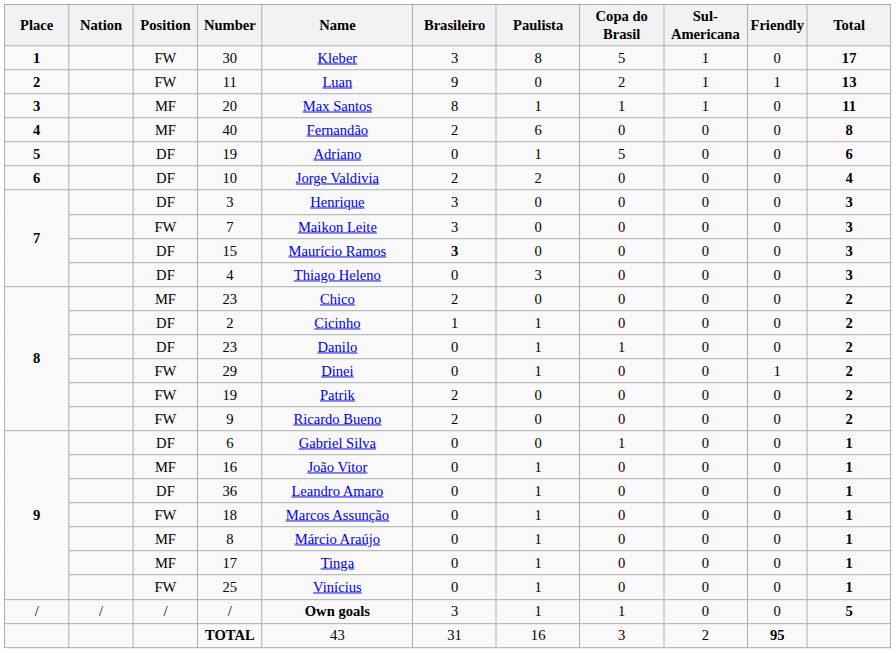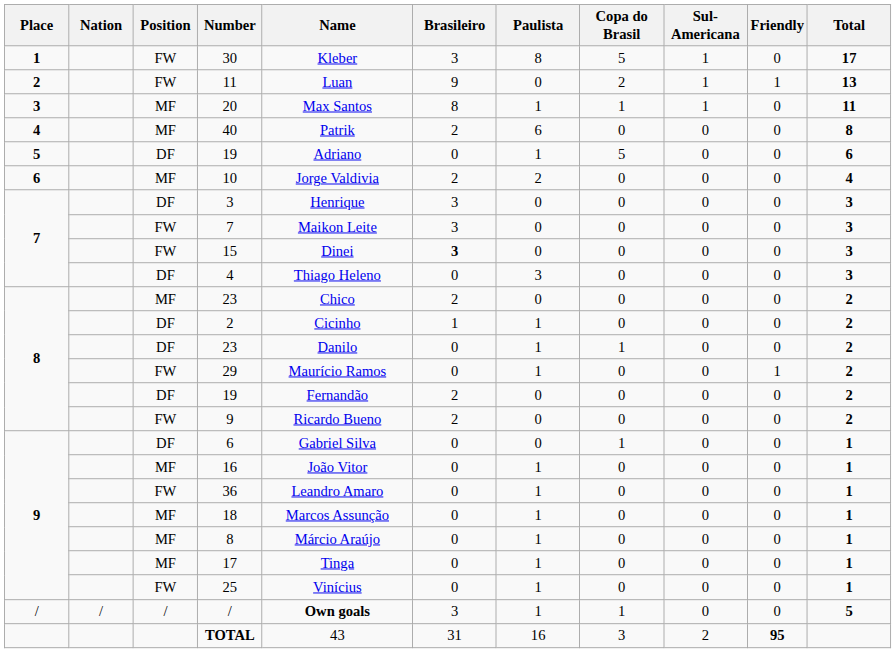(337, 130) Fernandão -> (337, 130) Patrik
(165, 178) DF -> (165, 178) MF
(165, 250) DF -> (165, 250) FW
(337, 250) Maurício Ramos -> (337, 250) Dinei
(337, 370) Dinei -> (337, 370) Maurício Ramos
(165, 394) FW -> (165, 394) DF
(337, 394) Patrik -> (337, 394) Fernandão
(165, 491) DF -> (165, 491) FW
(165, 515) FW -> (165, 515) MF
